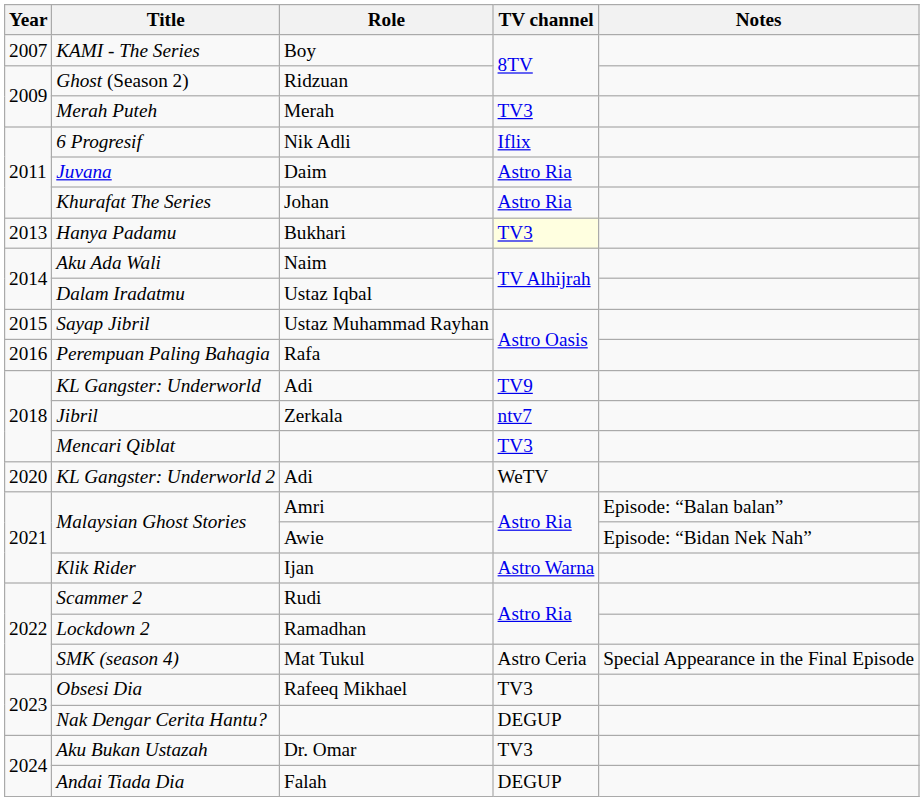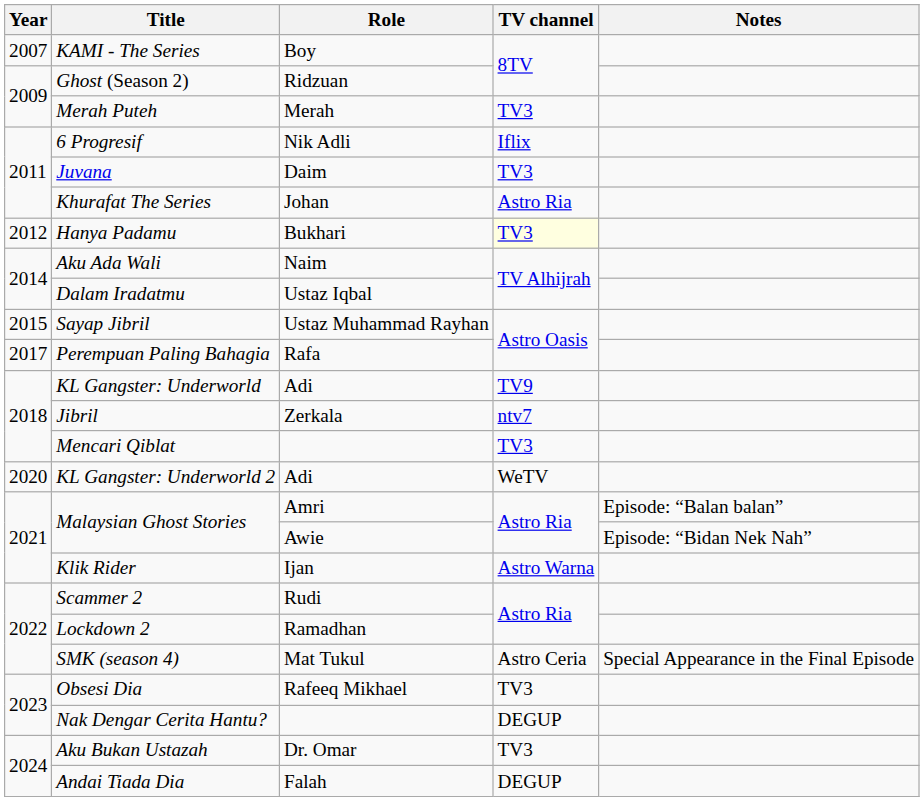(535, 171) Astro Ria -> (515, 171) TV3
(28, 232) 2013 -> (28, 232) 2012
(28, 354) 2016 -> (28, 354) 2017
